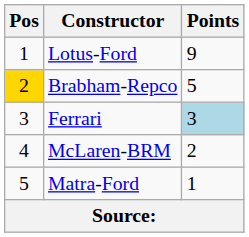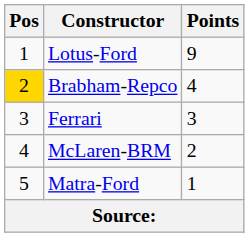(192, 86) 5 -> (192, 86) 4
(192, 118) lightblue background -> (192, 118) no background
